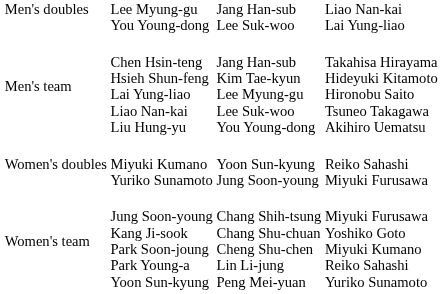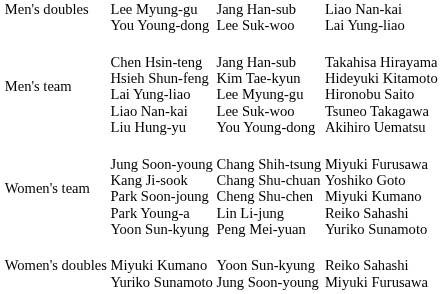rows swapped: (56, 164) <-> (47, 241)
